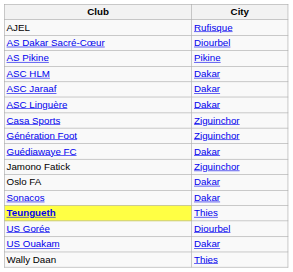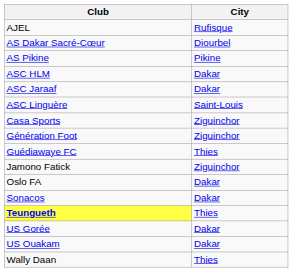(207, 105) Dakar -> (218, 105) Saint-Louis
(207, 151) Dakar -> (206, 151) Thies
(212, 228) Diourbel -> (207, 228) Dakar
